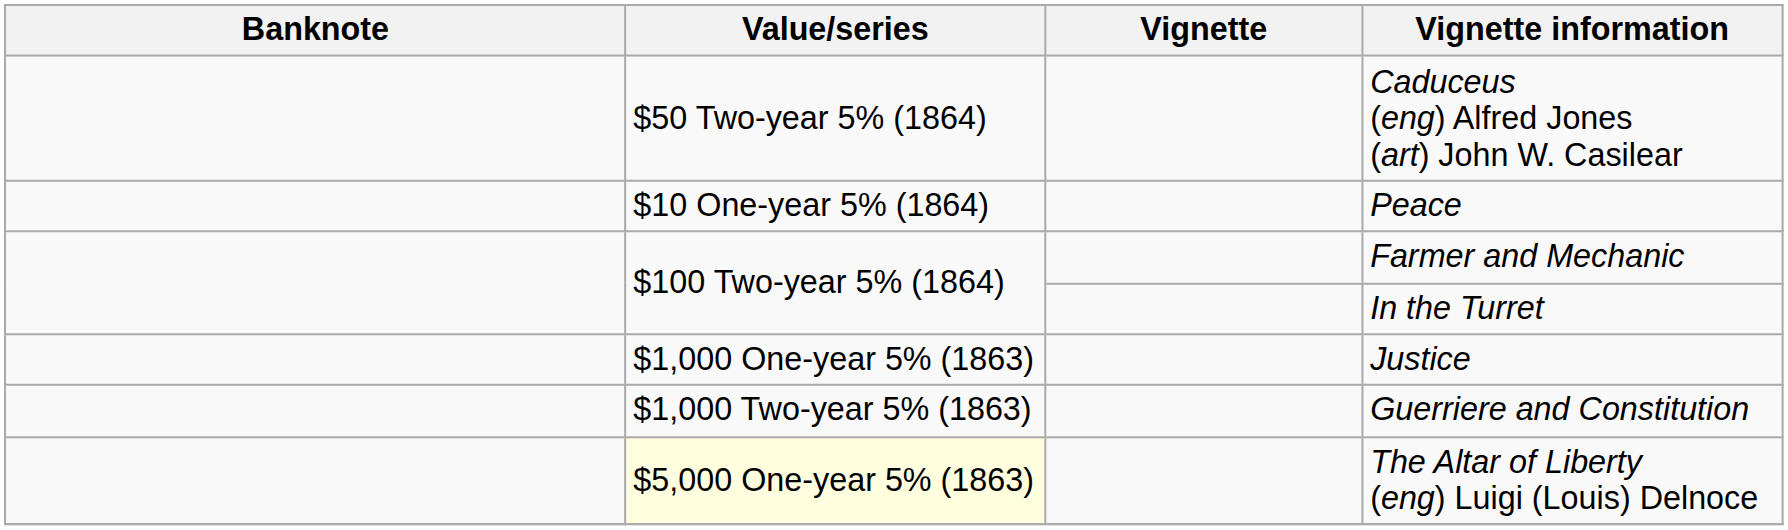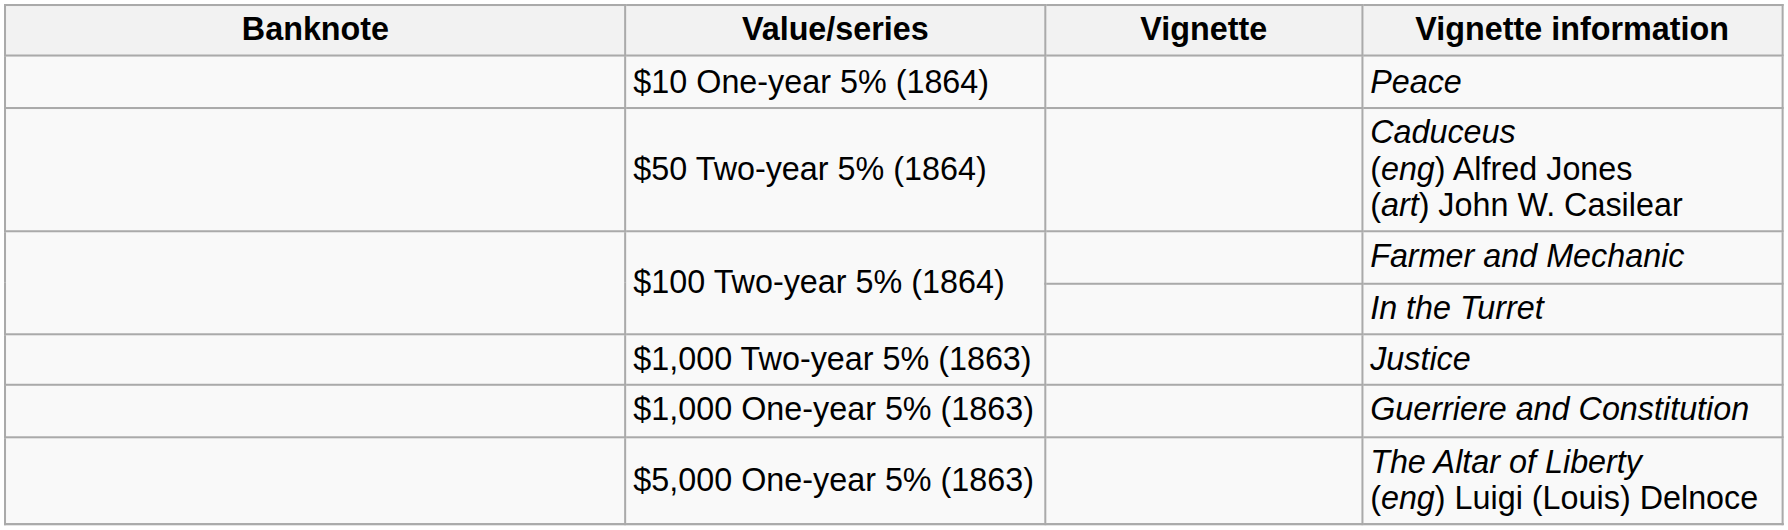rows swapped: (1416, 205) <-> (1526, 117)
(834, 359) $1,000 One-year 5% (1863) -> (832, 359) $1,000 Two-year 5% (1863)
(832, 410) $1,000 Two-year 5% (1863) -> (834, 410) $1,000 One-year 5% (1863)
(834, 479) lightyellow background -> (834, 479) no background
